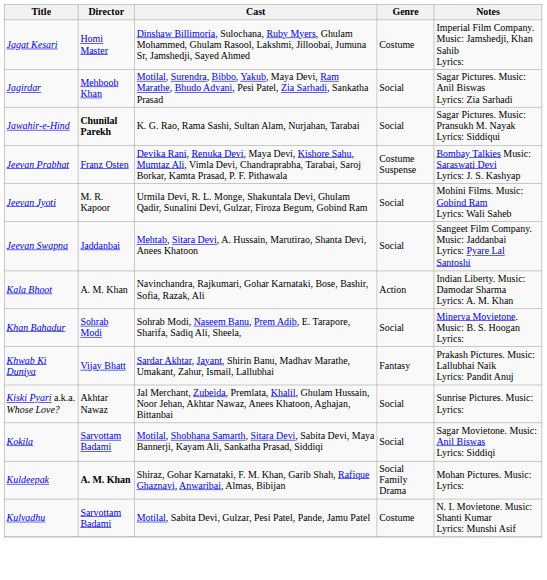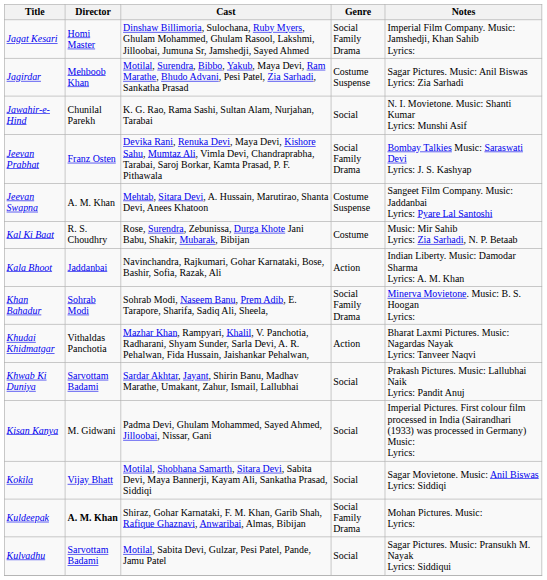(397, 44) Costume -> (347, 39) Social Family Drama
(392, 88) Social -> (352, 77) Costume Suspense
(99, 126) bold -> (85, 115) normal
(481, 126) Sagar Pictures. Music: Pransukh M. Nayak Lyrics: Siddiqui -> (449, 115) N. I. Movietone. Music: Shanti Kumar Lyrics: Munshi Asif
(398, 164) Costume Suspense -> (347, 158) Social Family Drama
- row: (31, 202)
(100, 246) Jaddanbai -> (91, 202) A. M. Khan
(392, 246) Social -> (352, 202) Costume Suspense
+ row: (30, 235)
(104, 289) A. M. Khan -> (87, 267) Jaddanbai
(392, 327) Social -> (347, 305) Social Family Drama
+ row: (31, 343)
(103, 365) Vijay Bhatt -> (88, 381) Sarvottam Badami
(395, 365) Fantasy -> (346, 381) Social
+ row: (32, 430)
- row: (41, 404)
(101, 442) Sarvottam Badami -> (90, 480) Vijay Bhatt
(397, 518) Costume -> (346, 556) Social
(484, 518) N. I. Movietone. Music: Shanti Kumar Lyrics: Munshi Asif -> (459, 556) Sagar Pictures. Music: Pransukh M. Nayak Lyrics: Siddiqui
